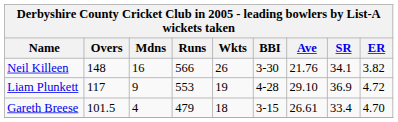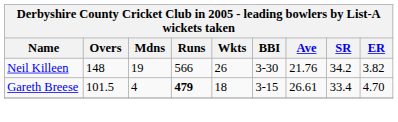(138, 68) 16 -> (137, 68) 19
(341, 68) 34.1 -> (341, 68) 34.2
- row: (43, 87)
(185, 107) normal -> (184, 87) bold
